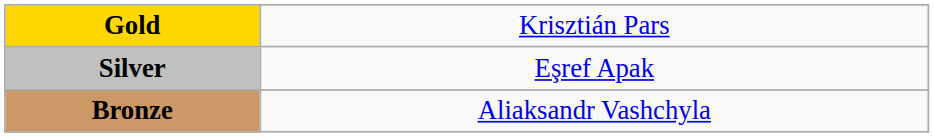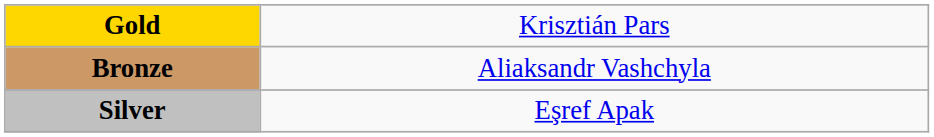rows swapped: (132, 68) <-> (132, 110)
